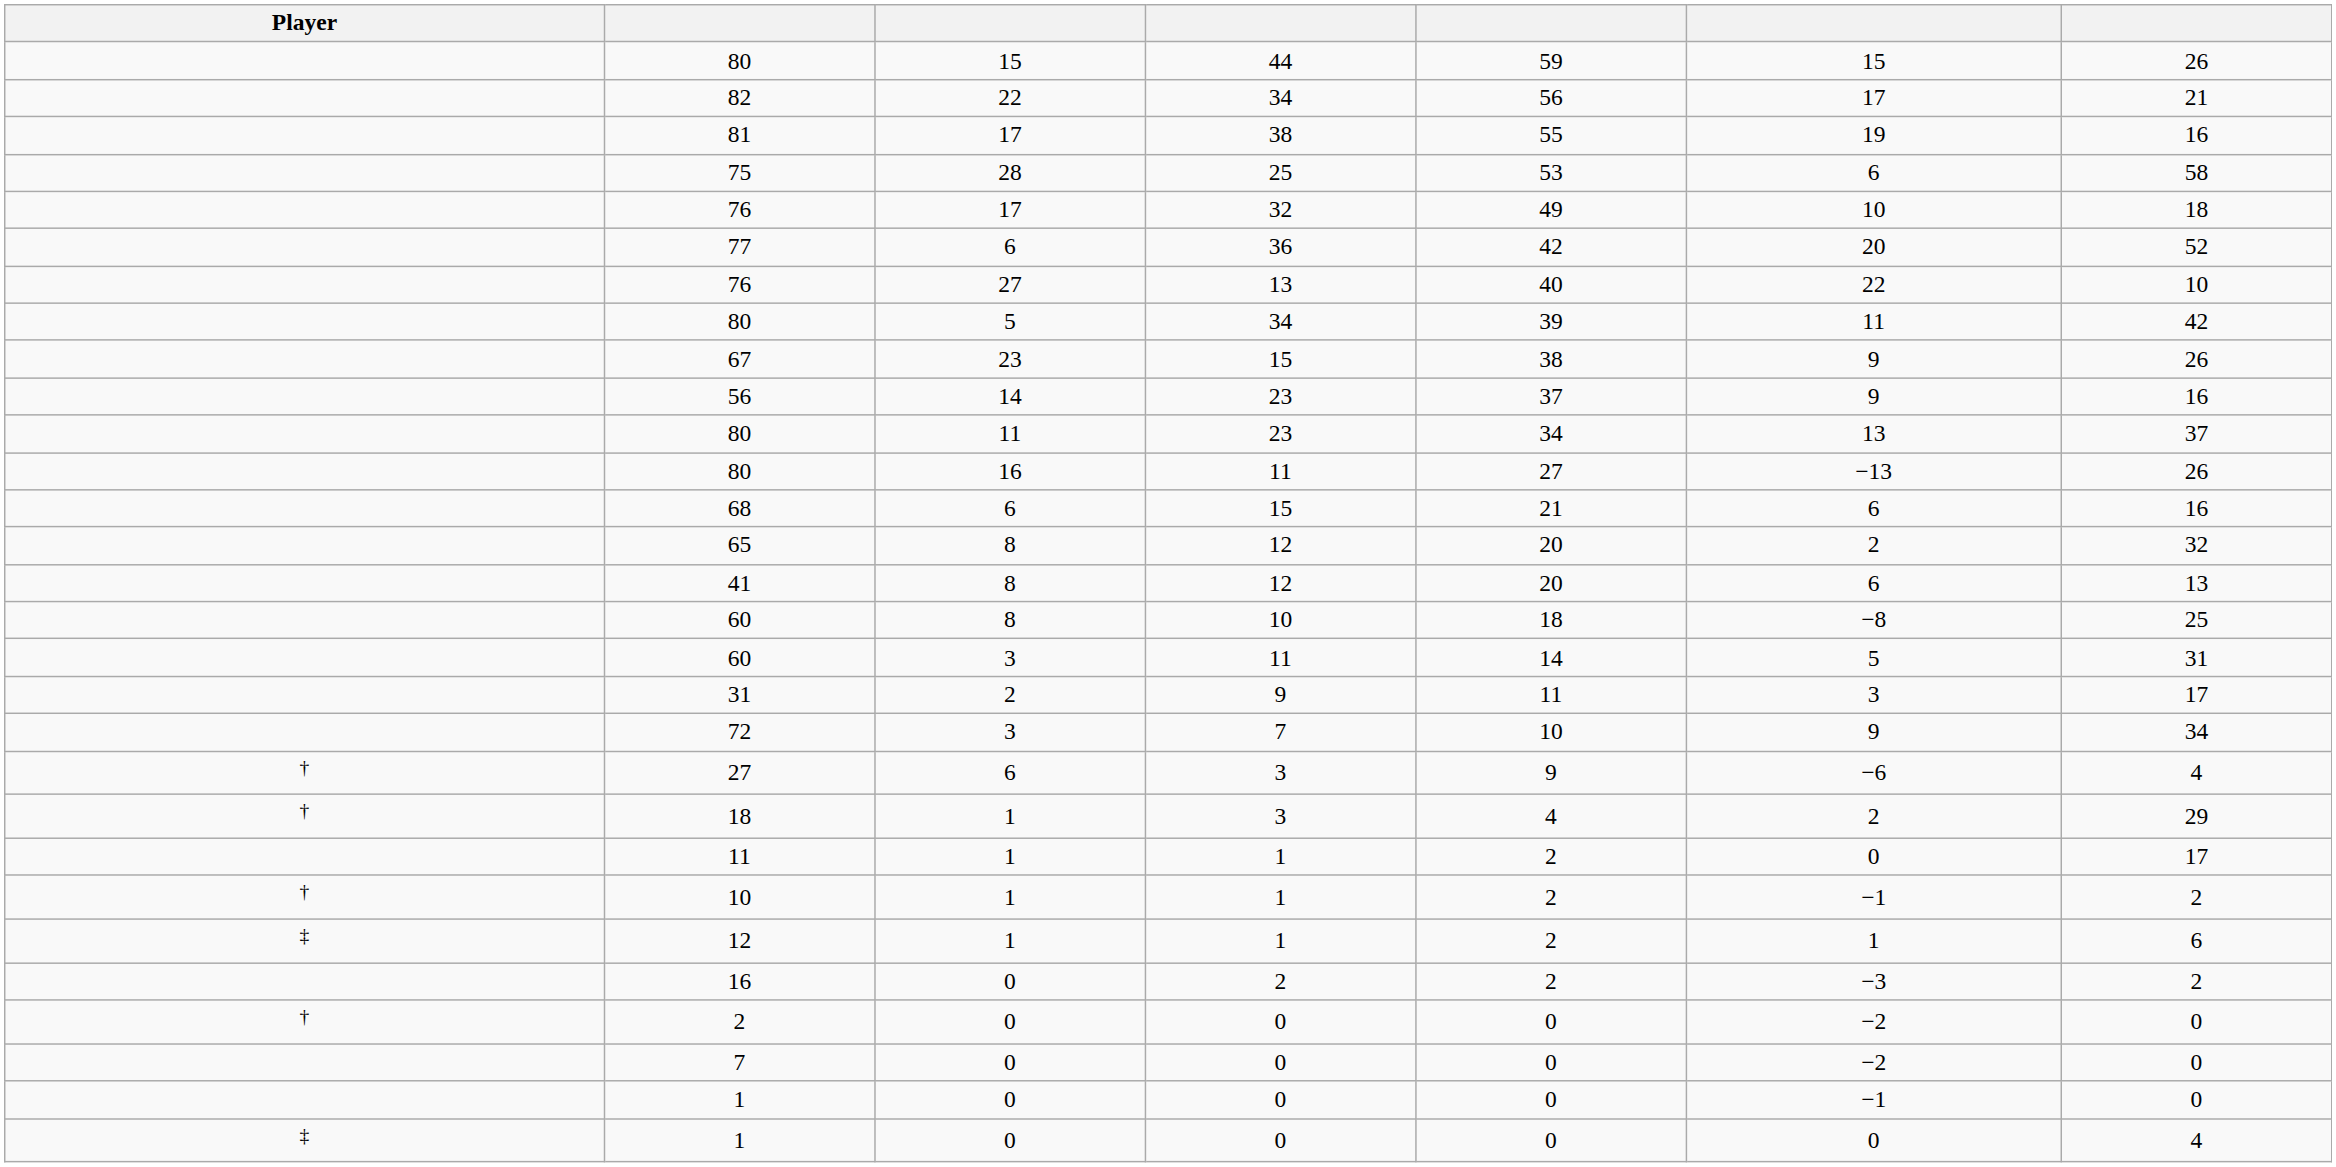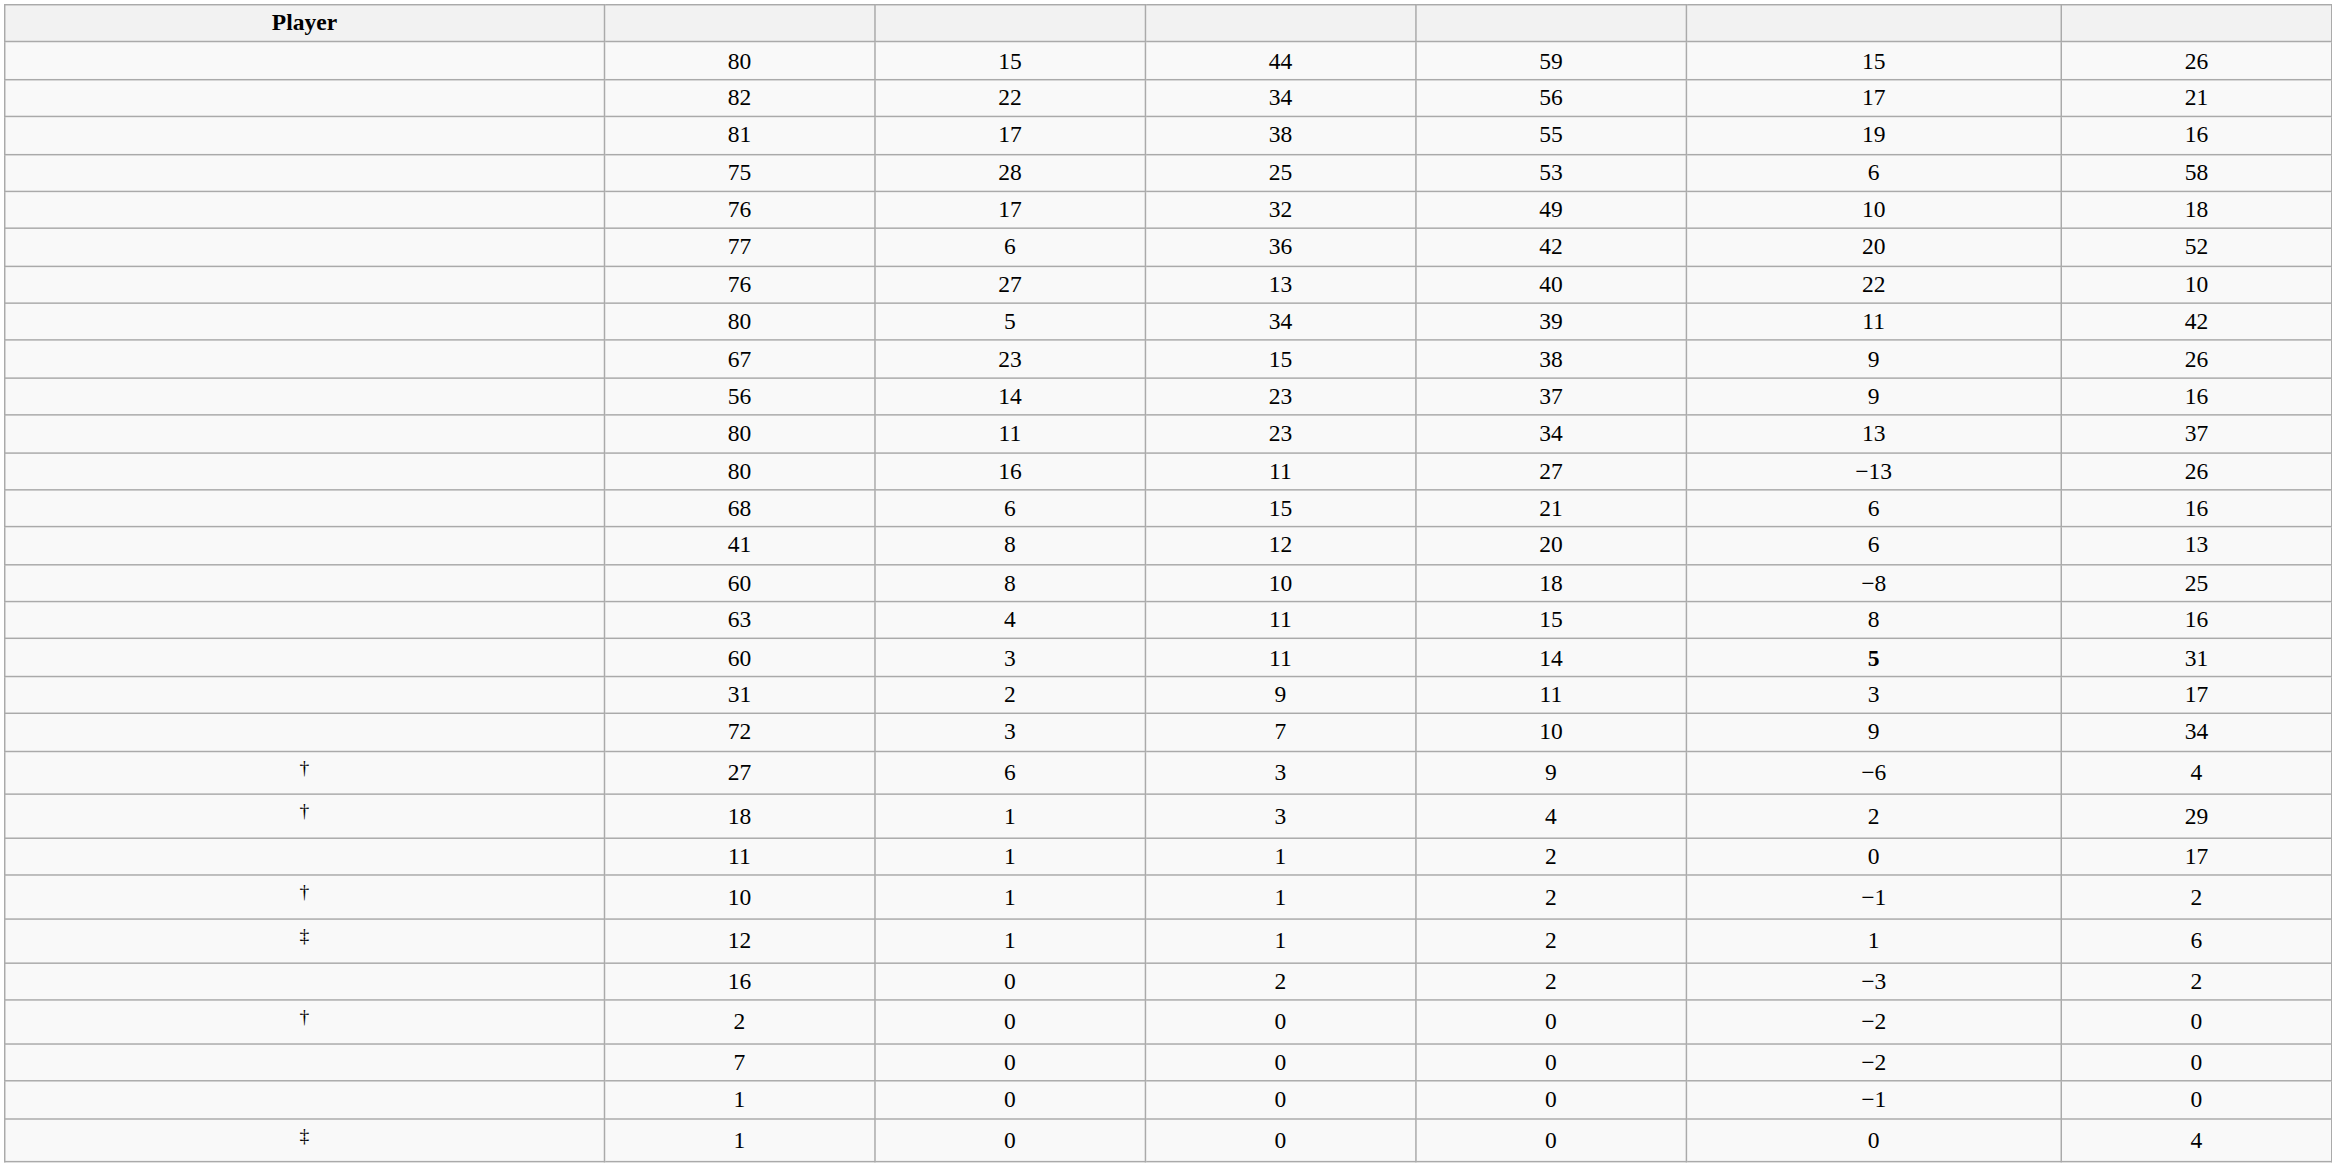- row: (739, 545)
+ row: (739, 619)
(1874, 657) normal -> (1874, 657) bold
